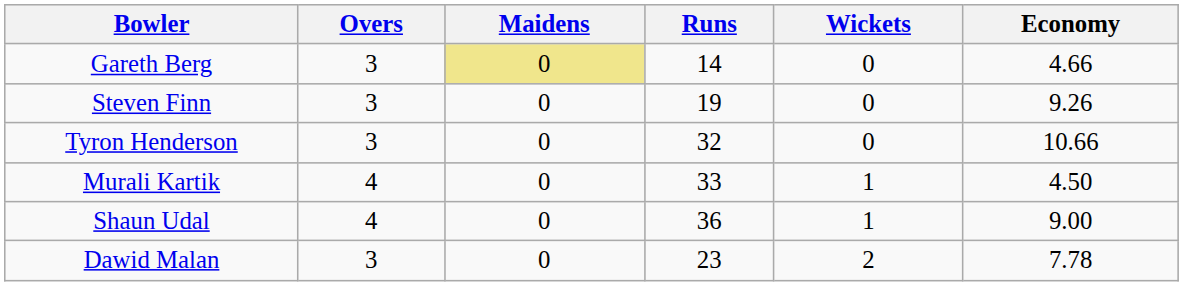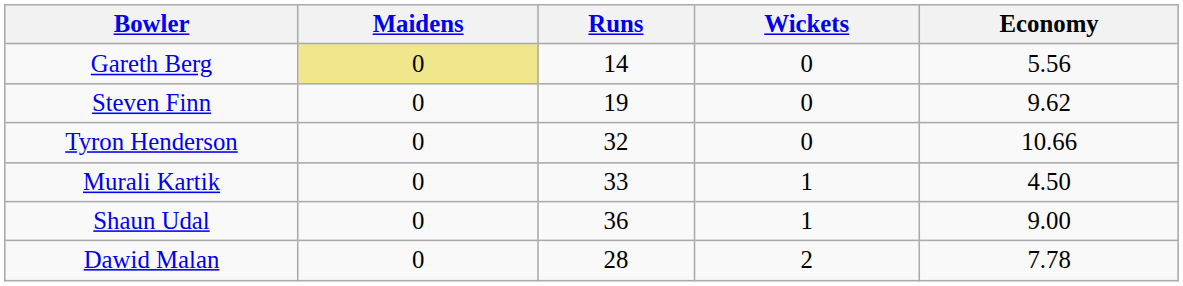- column: (371, 24)
(1071, 63) 4.66 -> (1049, 63) 5.56
(1071, 102) 9.26 -> (1049, 102) 9.62
(709, 260) 23 -> (616, 260) 28
